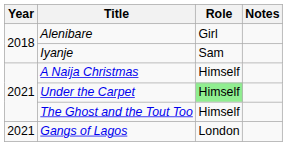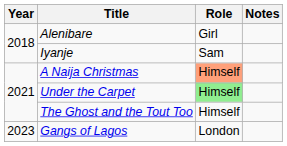(219, 72) no background -> (219, 72) lightsalmon background
(21, 131) 2021 -> (21, 131) 2023
